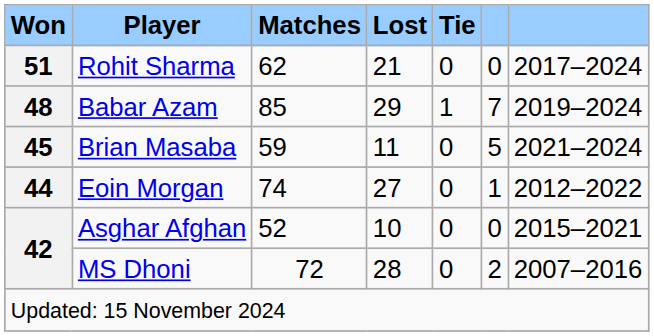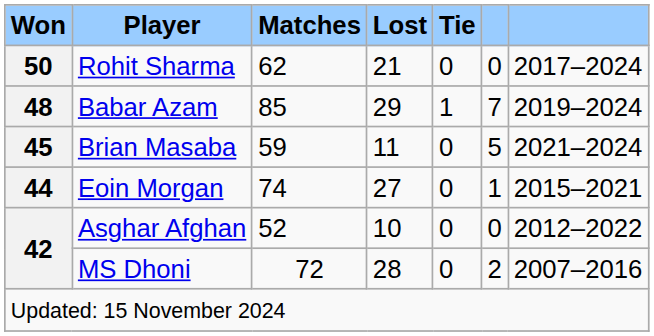(38, 66) 51 -> (38, 66) 50
(578, 188) 2012–2022 -> (578, 188) 2015–2021
(578, 229) 2015–2021 -> (578, 229) 2012–2022
